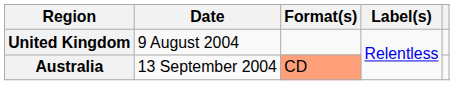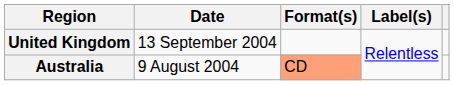(188, 42) 9 August 2004 -> (207, 42) 13 September 2004
(207, 67) 13 September 2004 -> (188, 67) 9 August 2004
